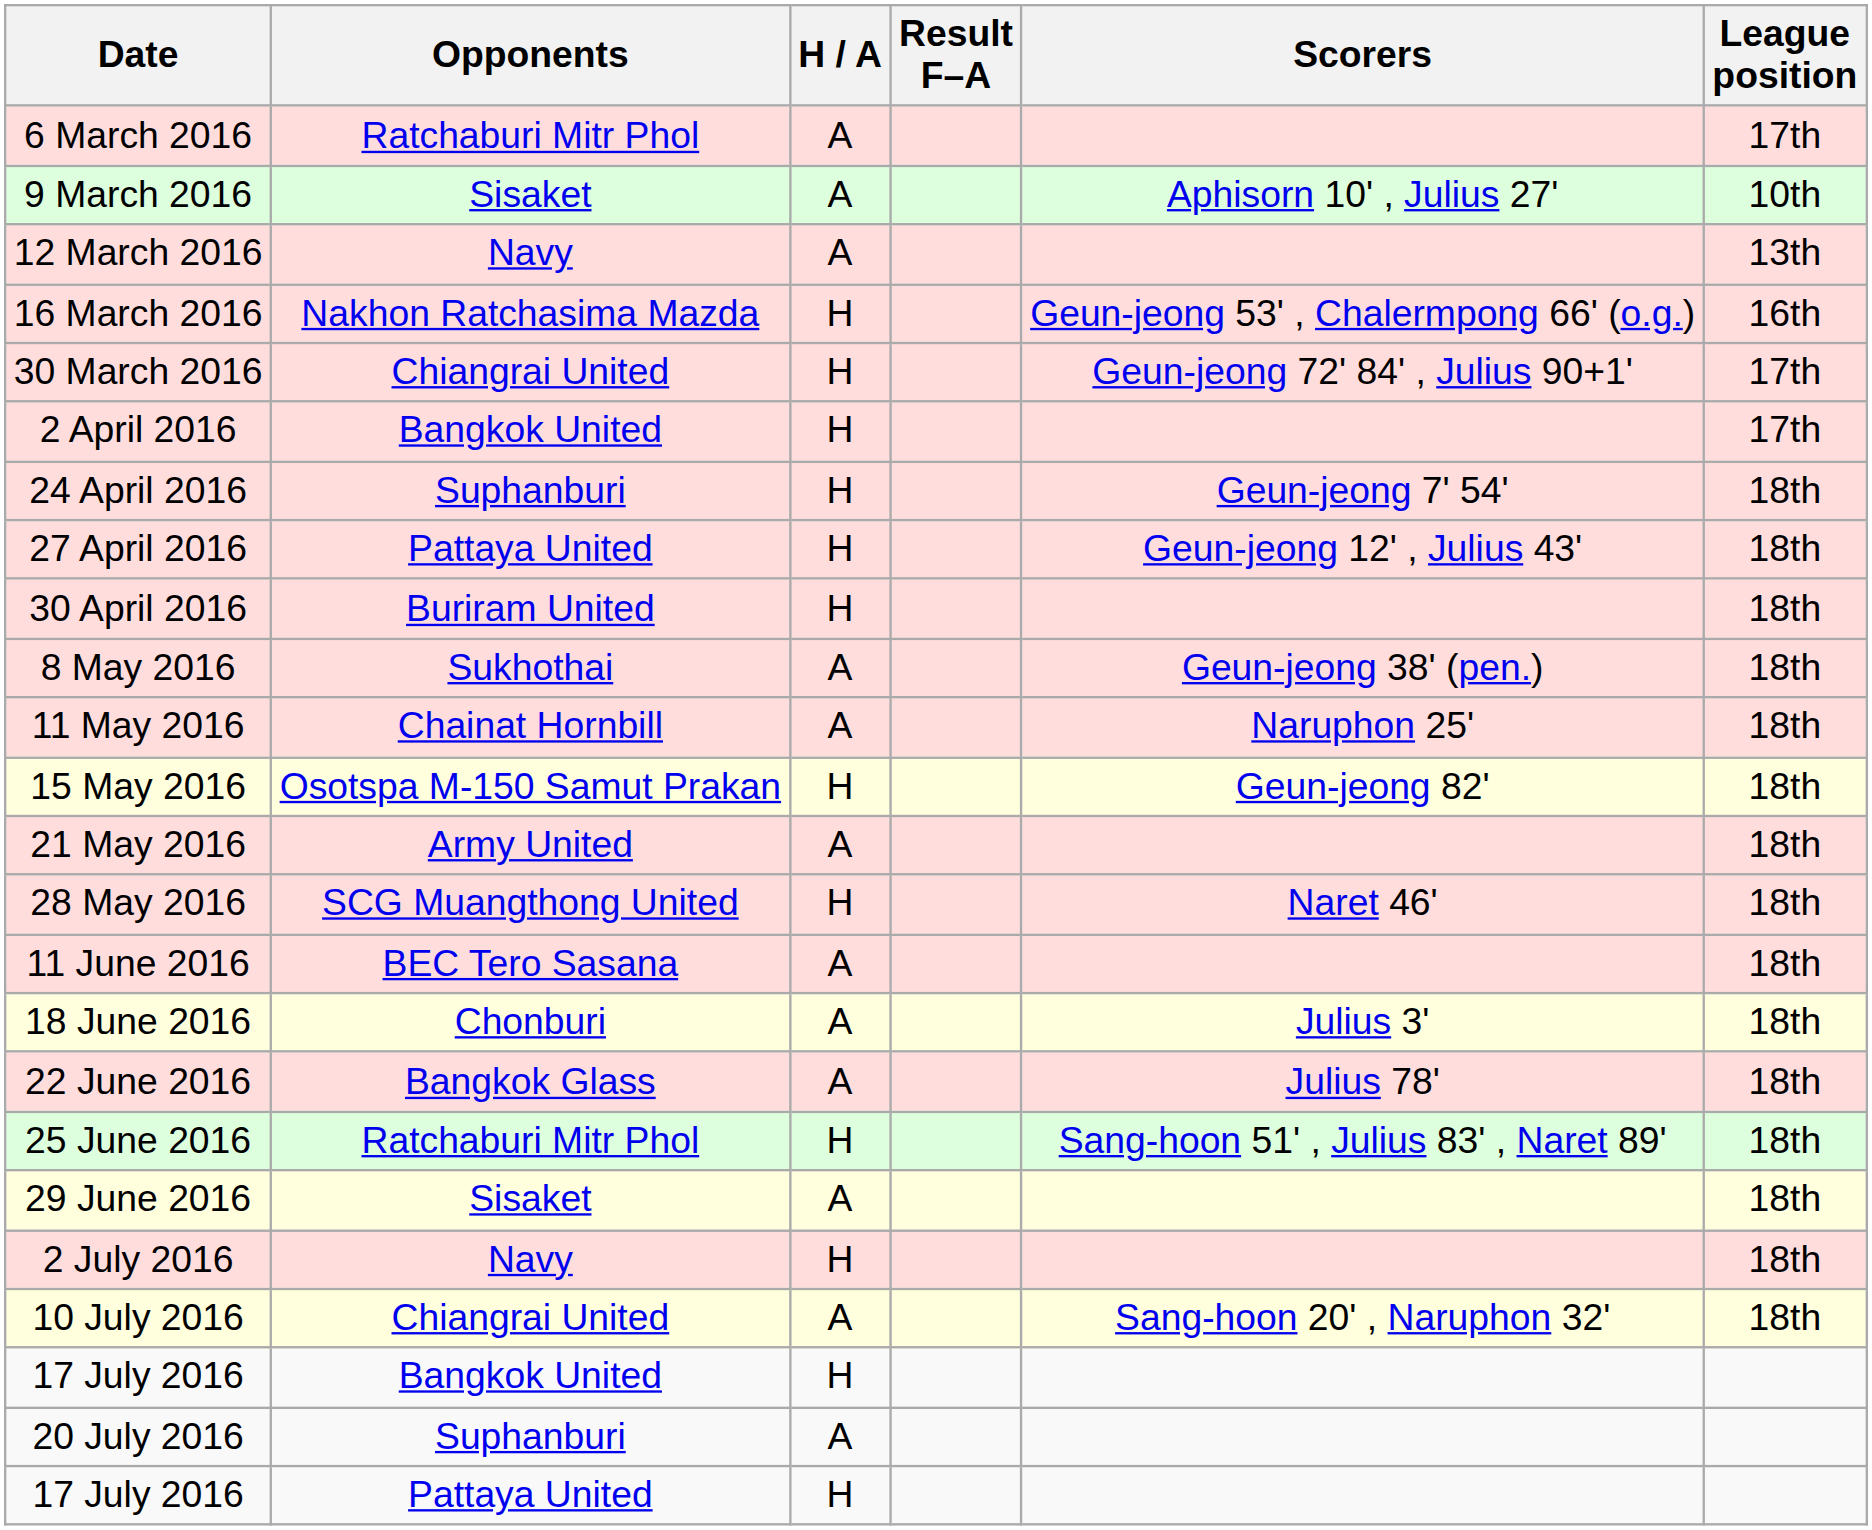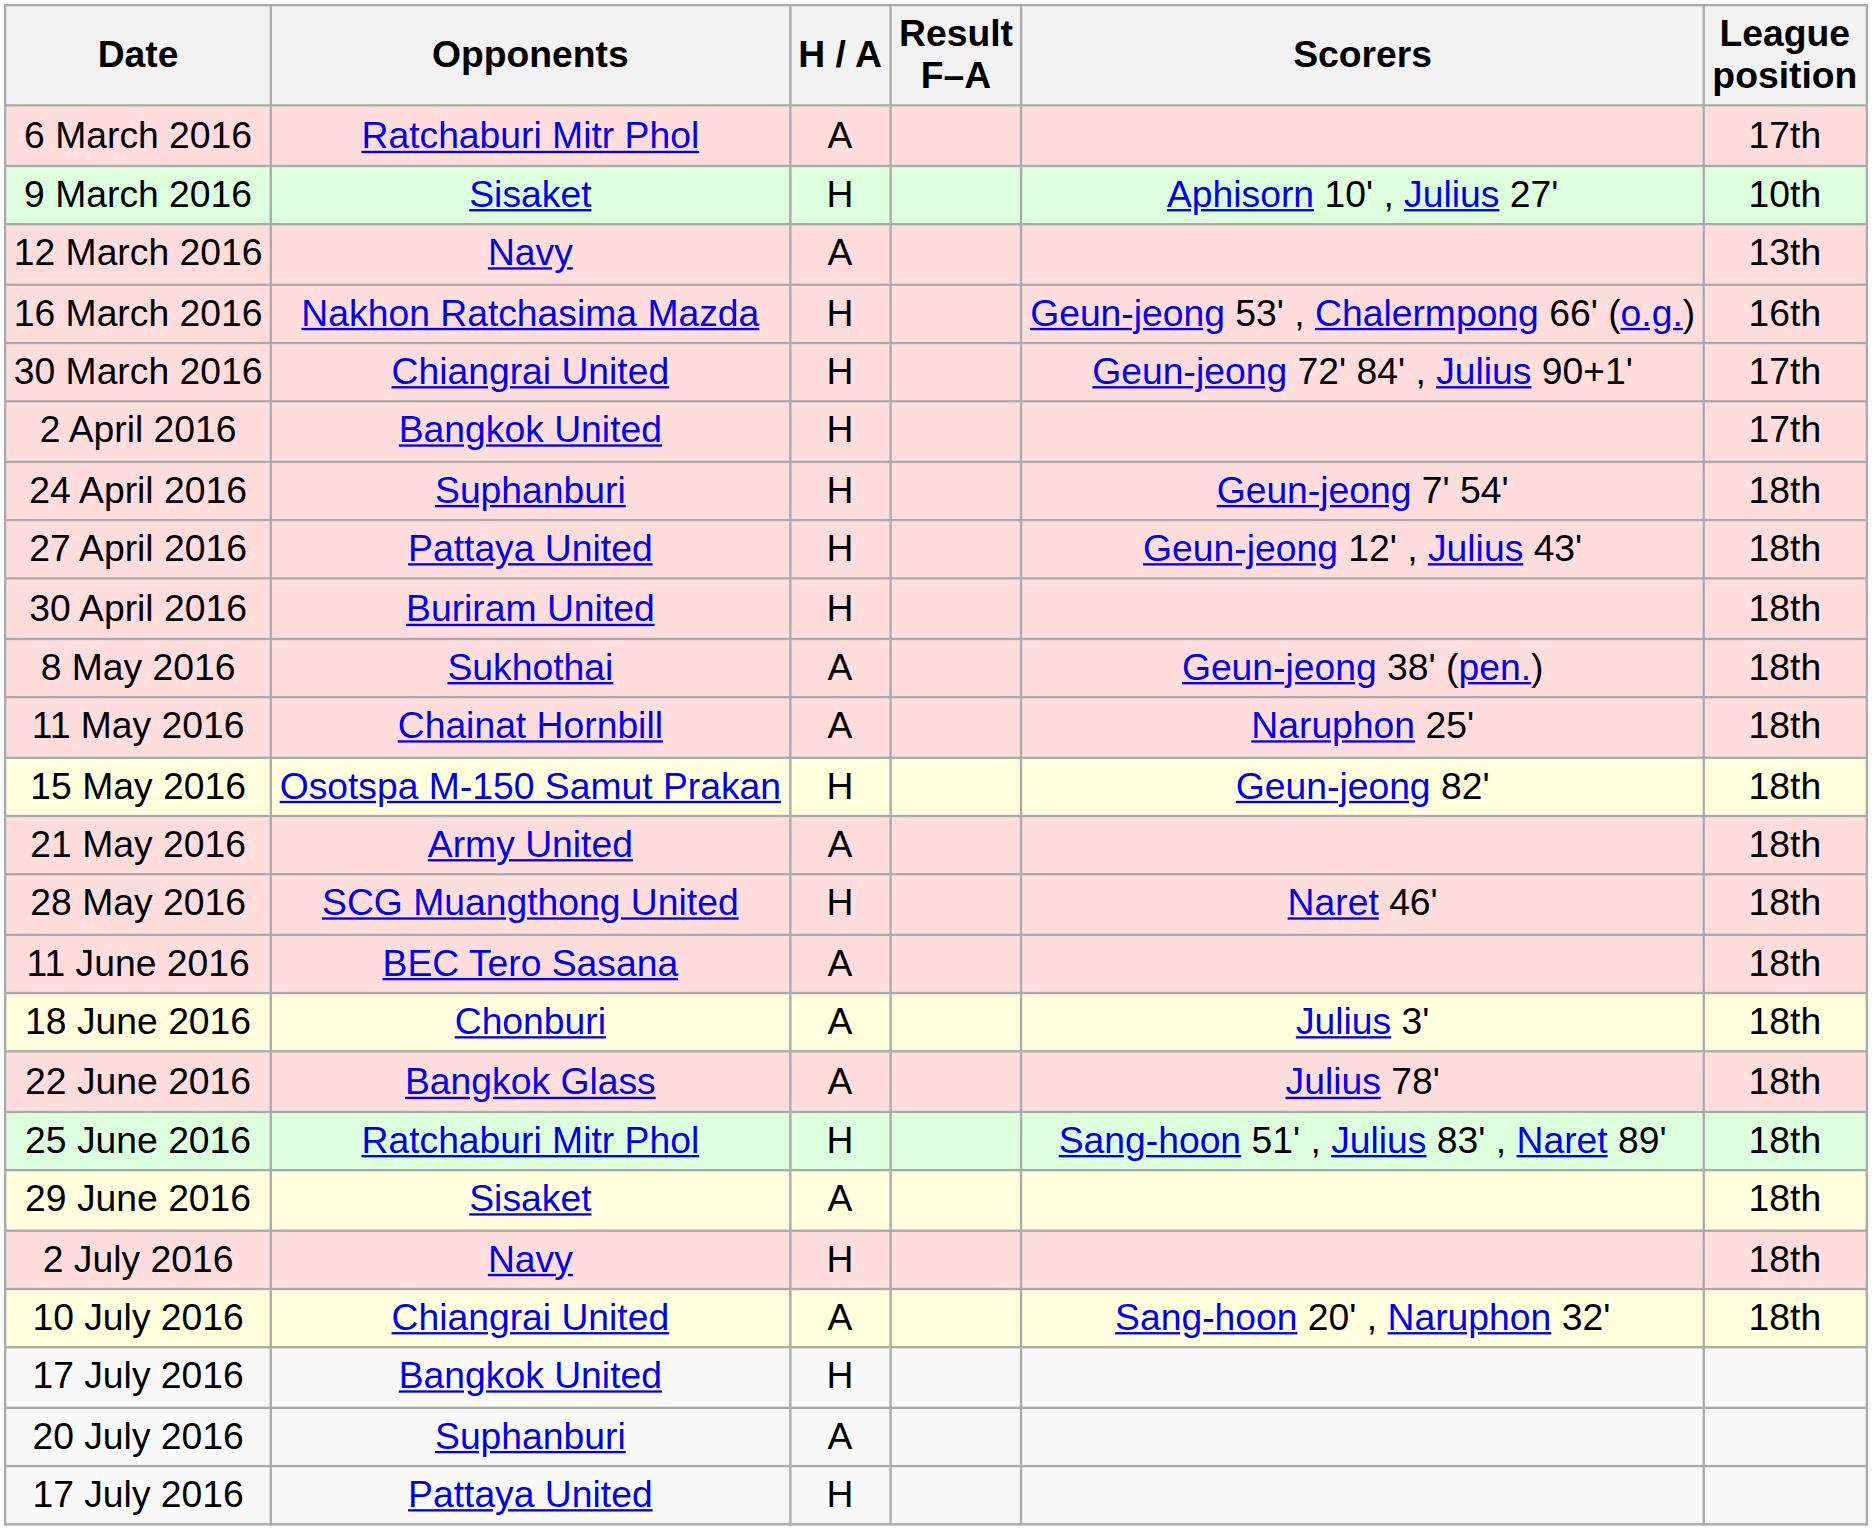(840, 194) A -> (840, 194) H
